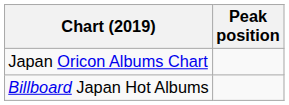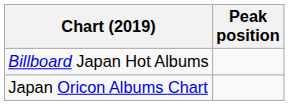rows swapped: (108, 61) <-> (109, 87)
